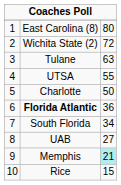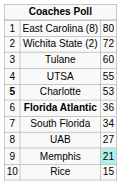(108, 60) 63 -> (108, 60) 60
(12, 92) normal -> (12, 92) bold
(108, 92) 50 -> (108, 92) 53
